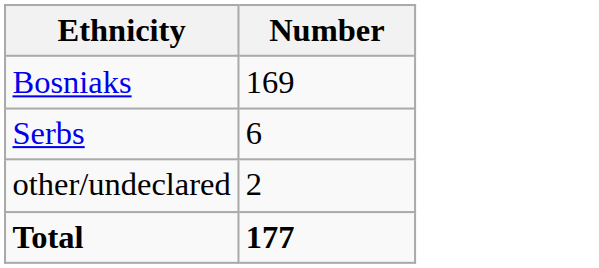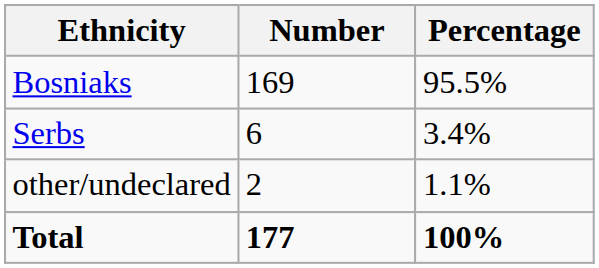+ column: (504, 30)
